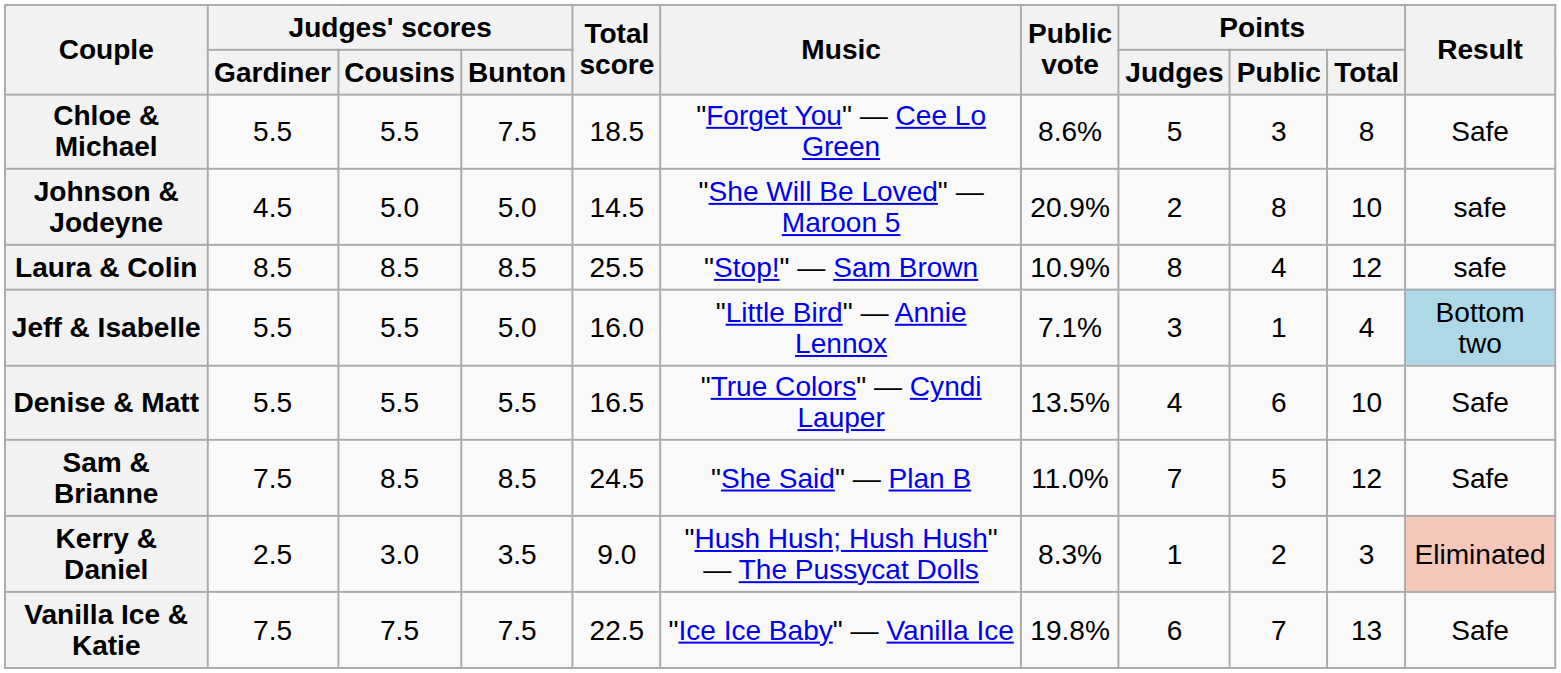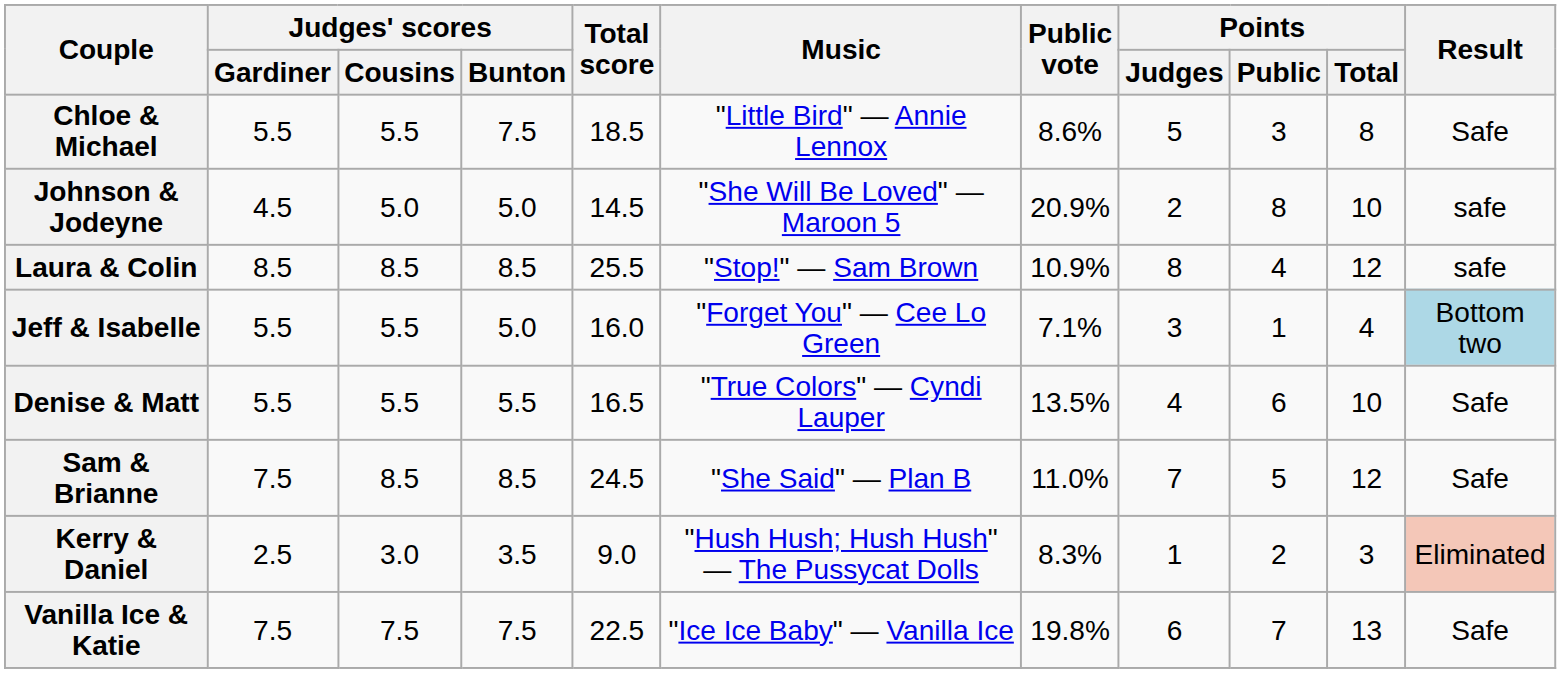(841, 132) "Forget You" — Cee Lo Green -> (841, 132) "Little Bird" — Annie Lennox
(841, 327) "Little Bird" — Annie Lennox -> (841, 327) "Forget You" — Cee Lo Green
